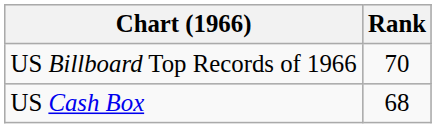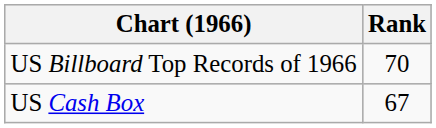(397, 102) 68 -> (397, 102) 67
